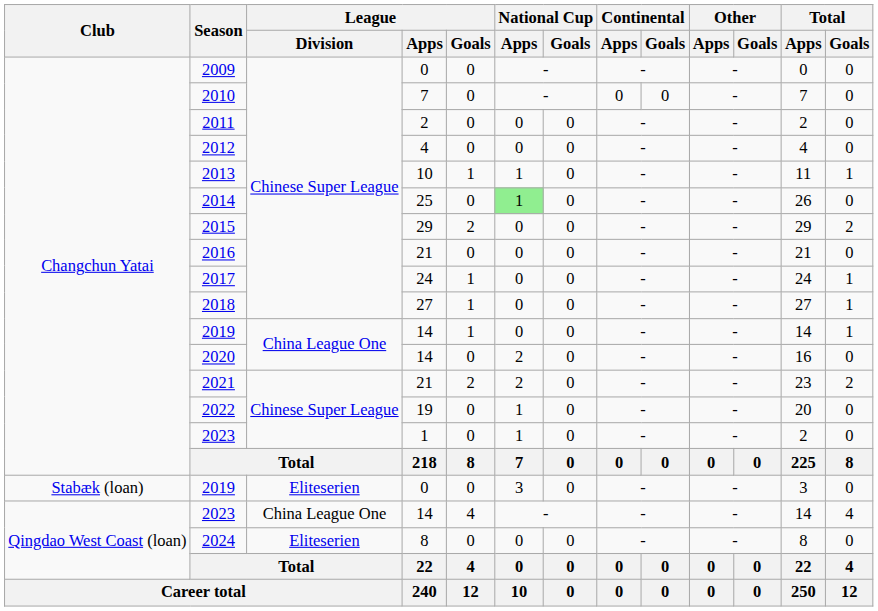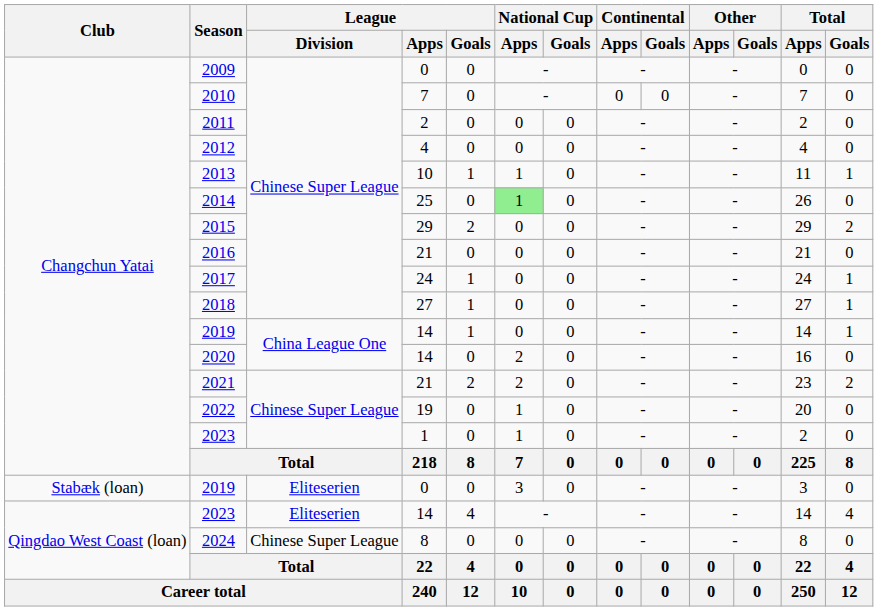(324, 514) China League One -> (324, 514) Eliteserien
(324, 540) Eliteserien -> (324, 540) Chinese Super League
